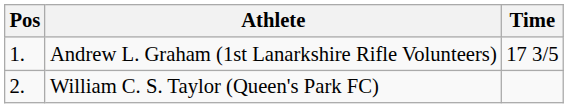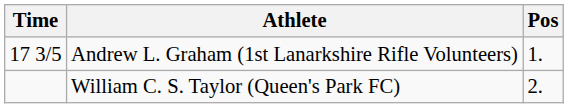columns swapped: (25, 20) <-> (532, 20)
